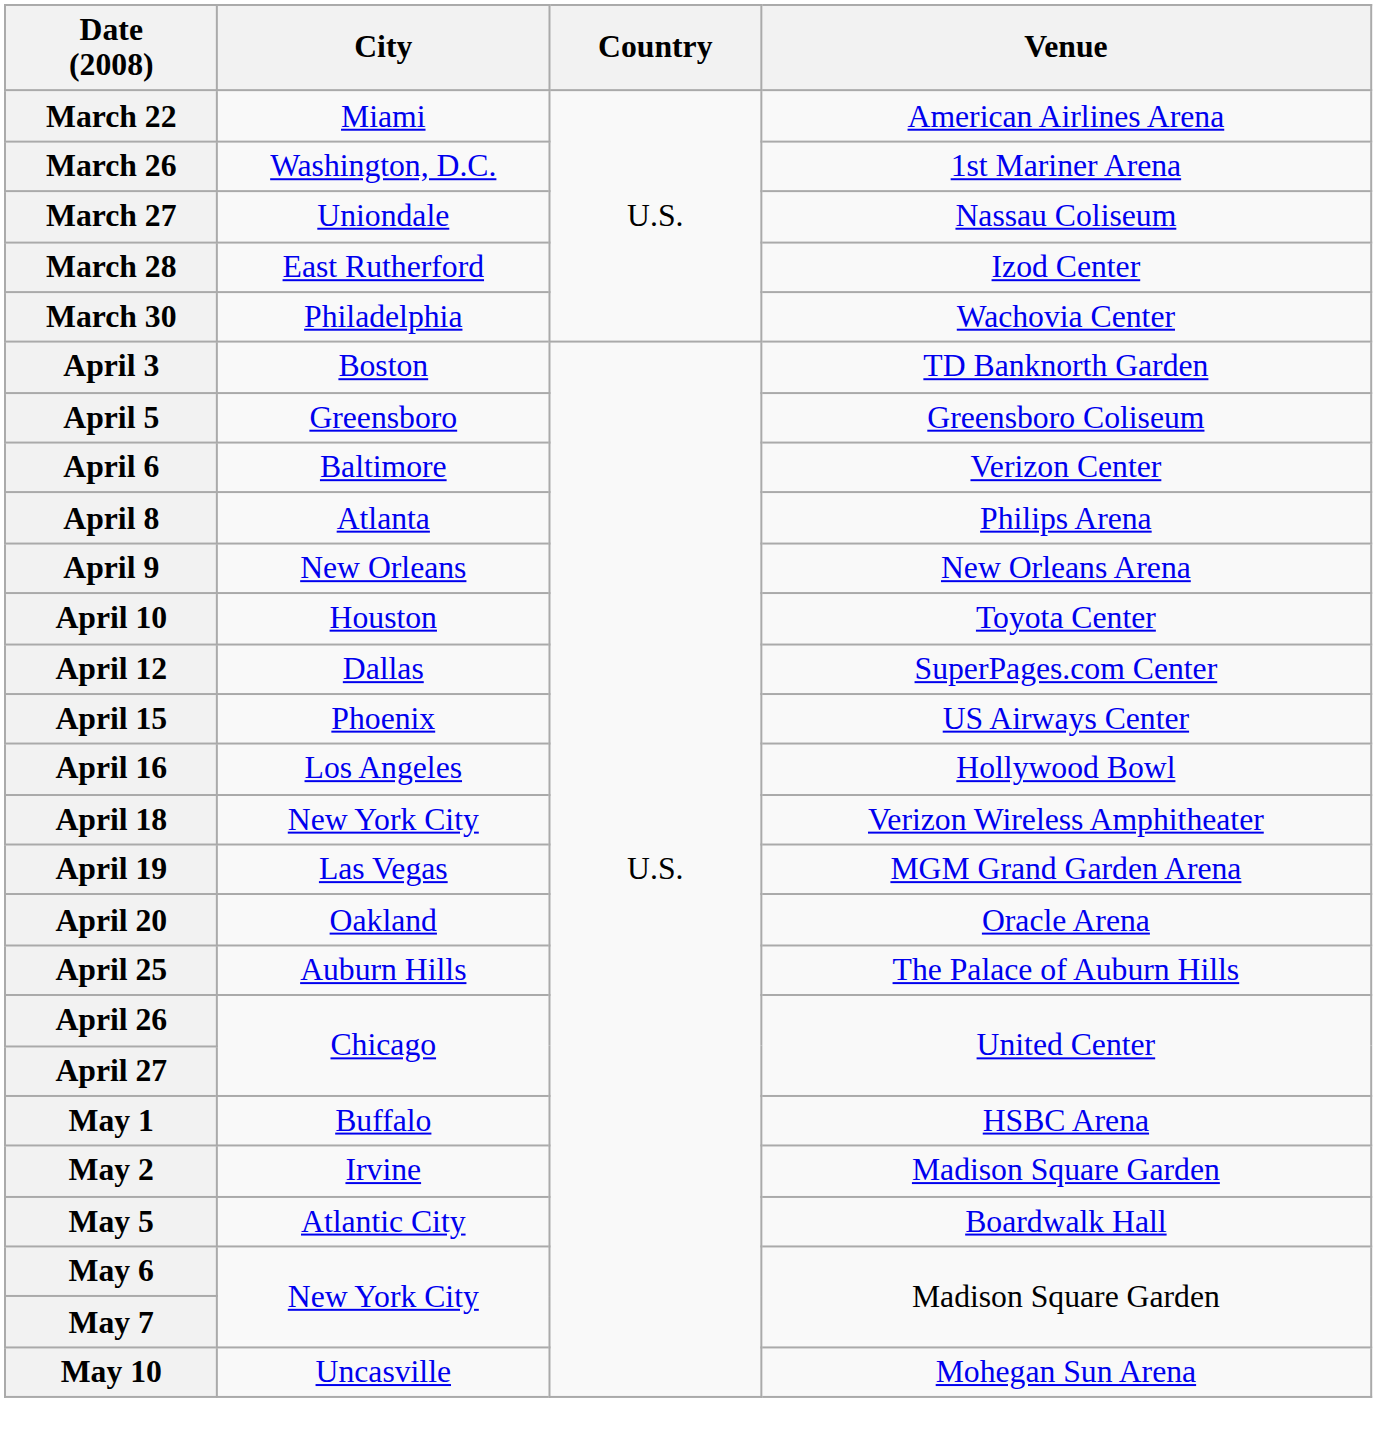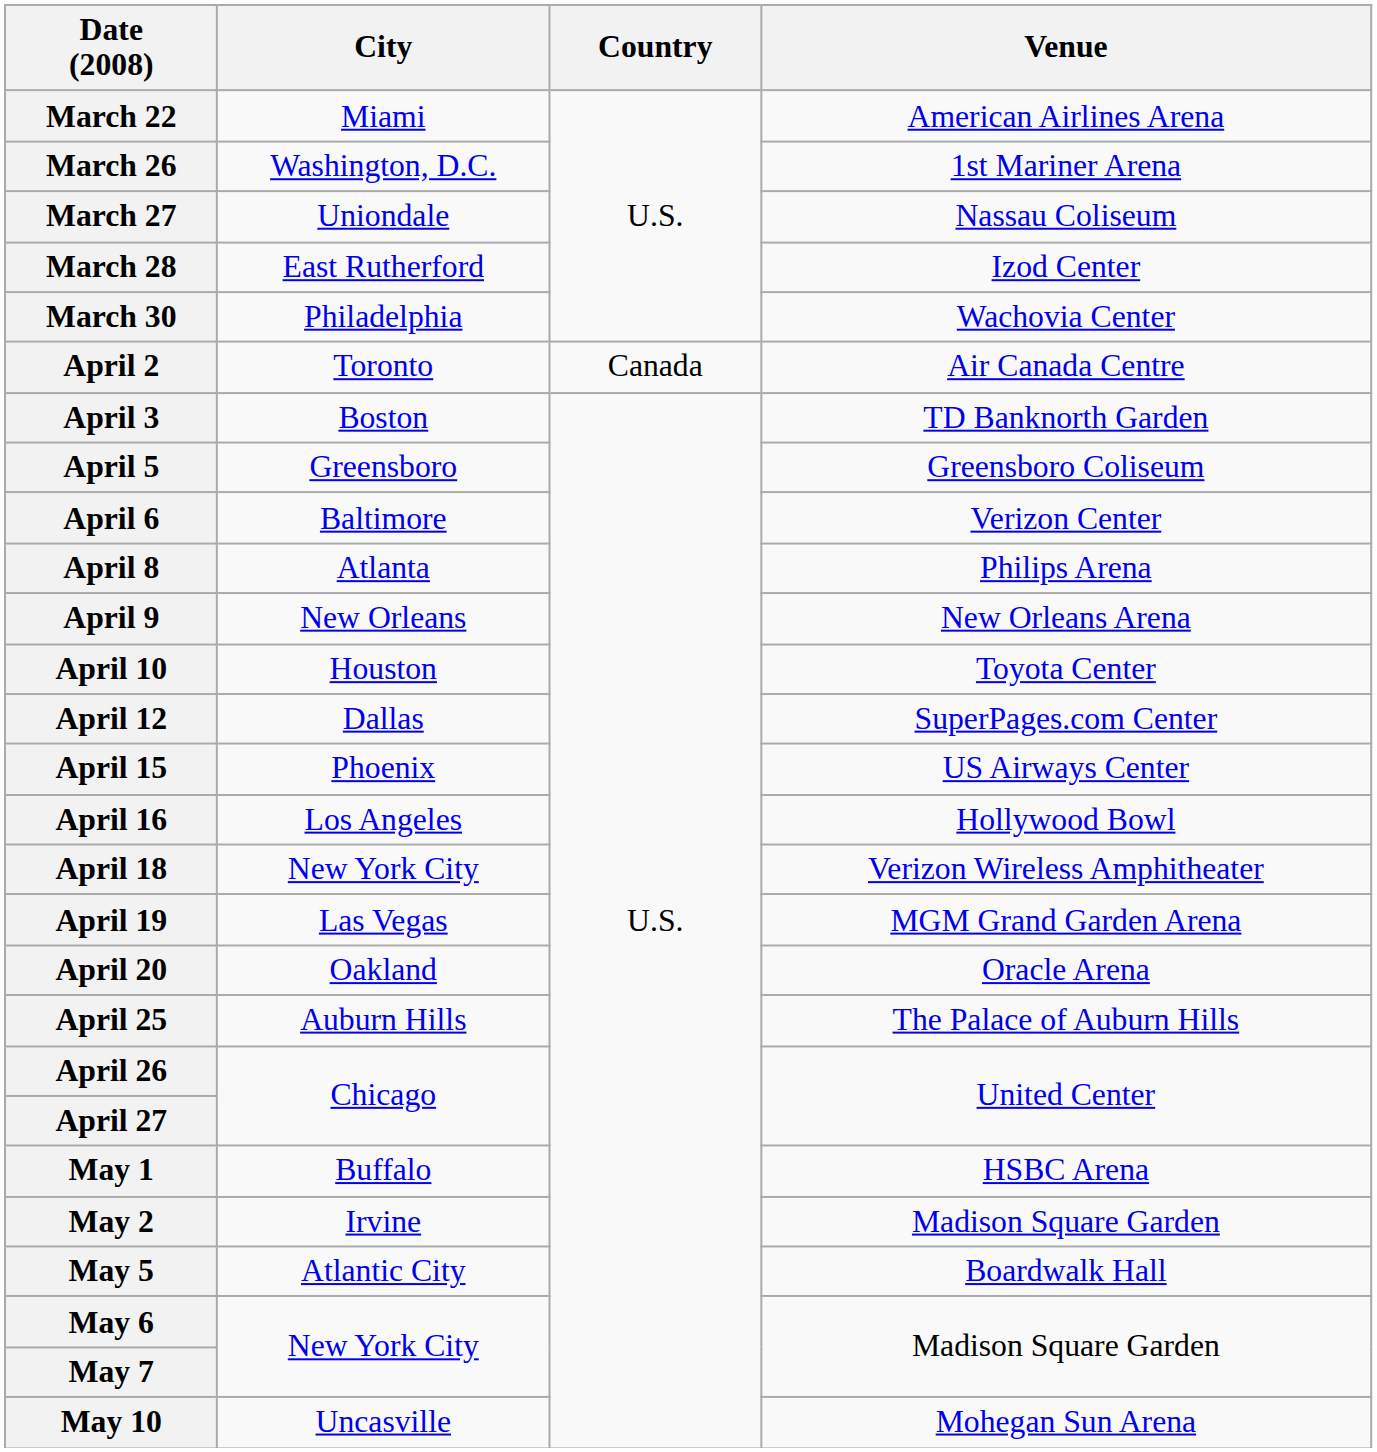+ row: (111, 366)
